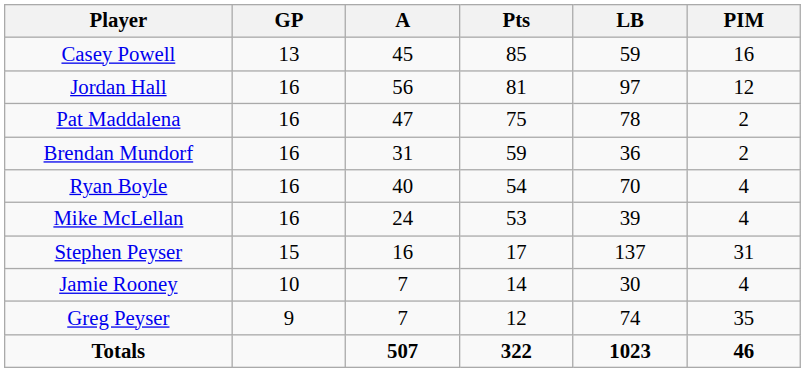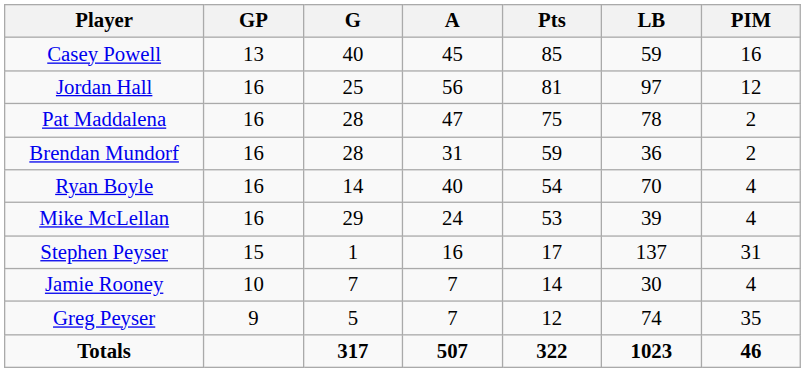+ column: (353, 20)
